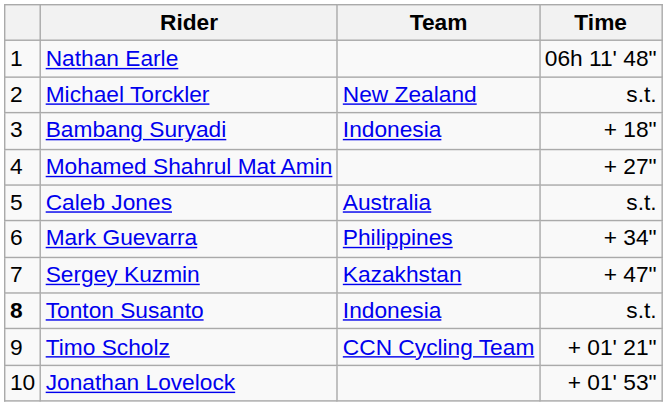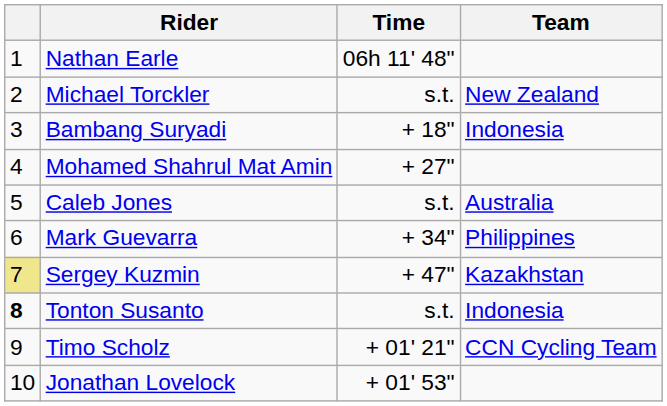columns swapped: (439, 22) <-> (601, 22)
(16, 274) no background -> (16, 274) khaki background
